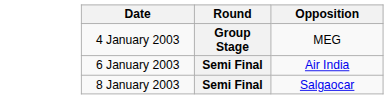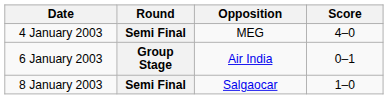+ column: (345, 14)
(232, 40) Group Stage -> (155, 33) Semi Final
(232, 66) Semi Final -> (155, 59) Group Stage
